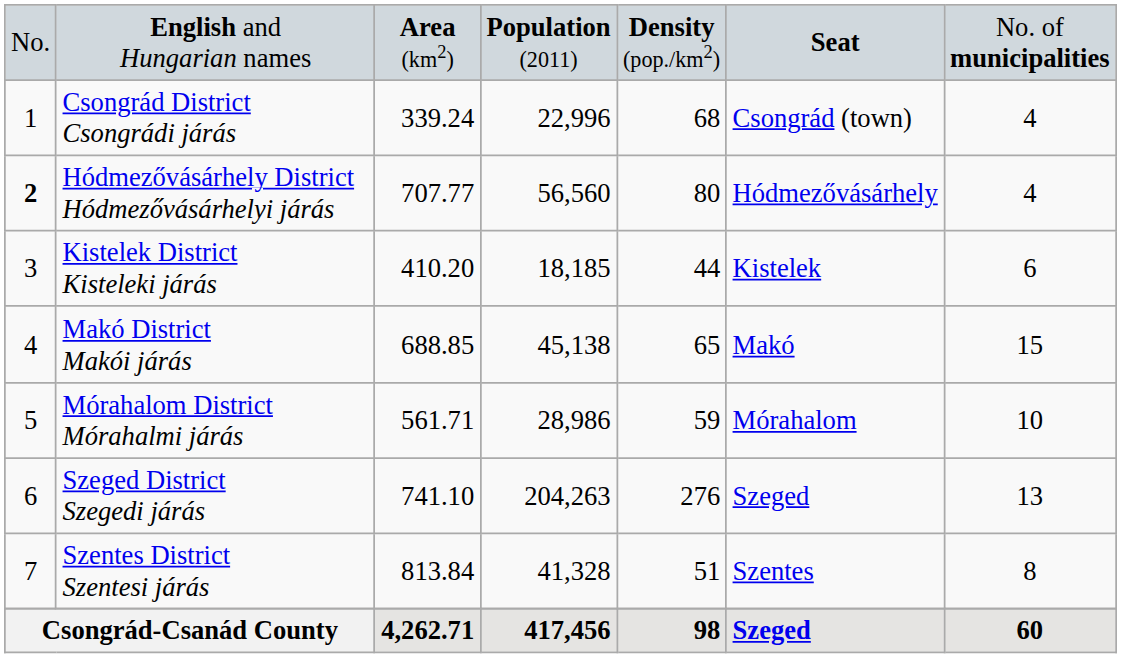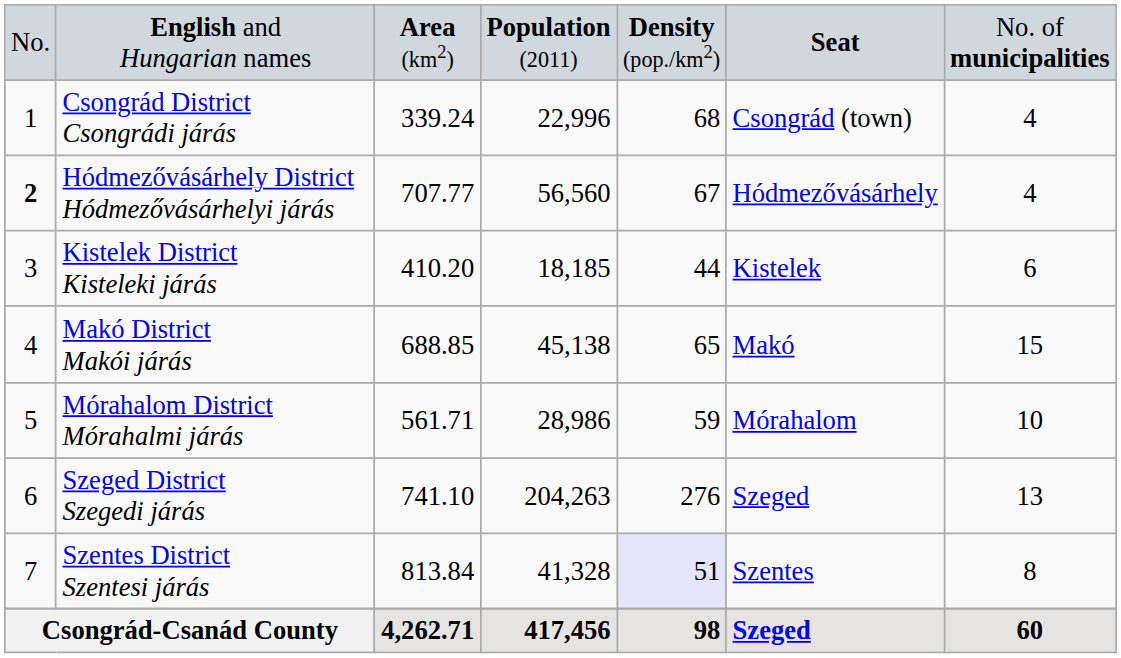(707, 193) 80 -> (707, 193) 67
(707, 570) no background -> (707, 570) lavender background
